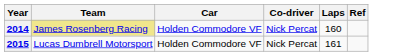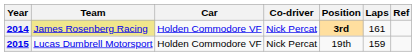+ column: (341, 13)
(333, 28) 160 -> (377, 28) 161
(333, 44) 161 -> (377, 44) 159
